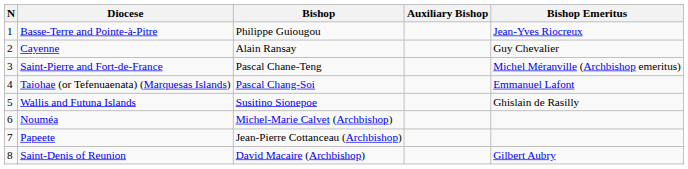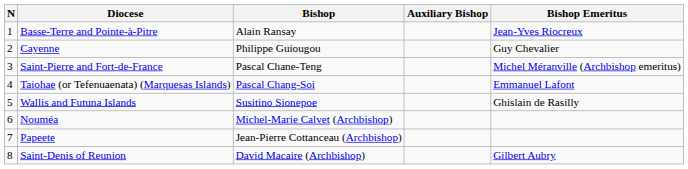(278, 31) Philippe Guiougou -> (266, 31) Alain Ransay
(266, 48) Alain Ransay -> (278, 48) Philippe Guiougou
